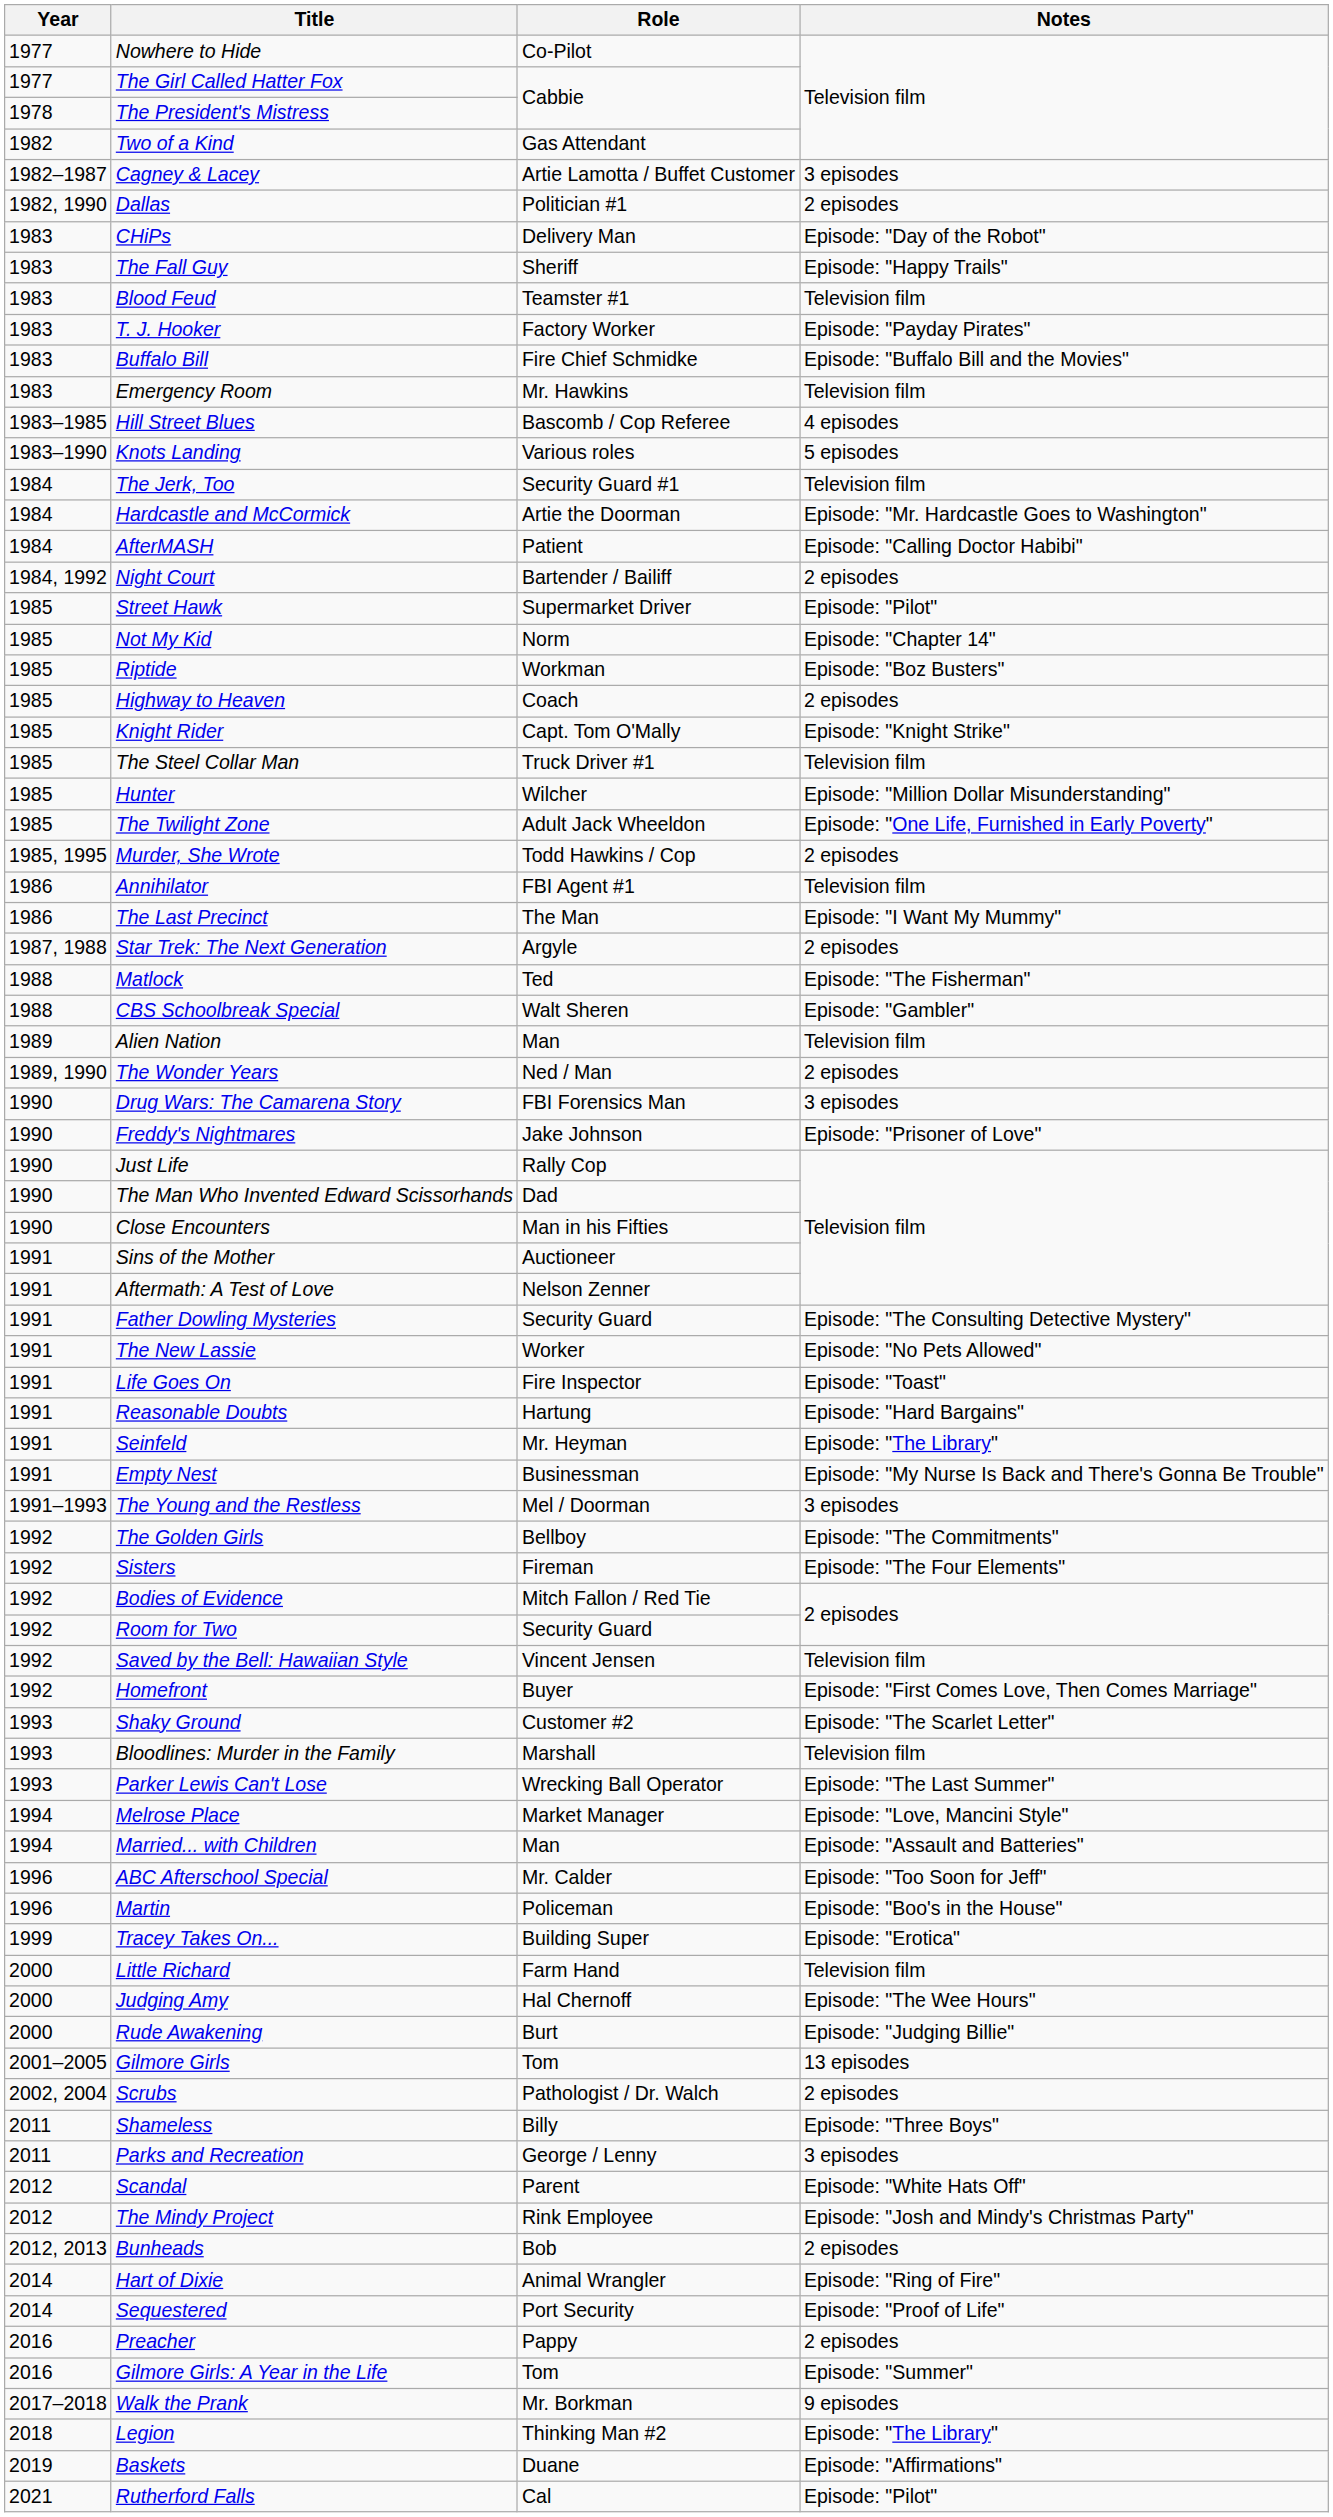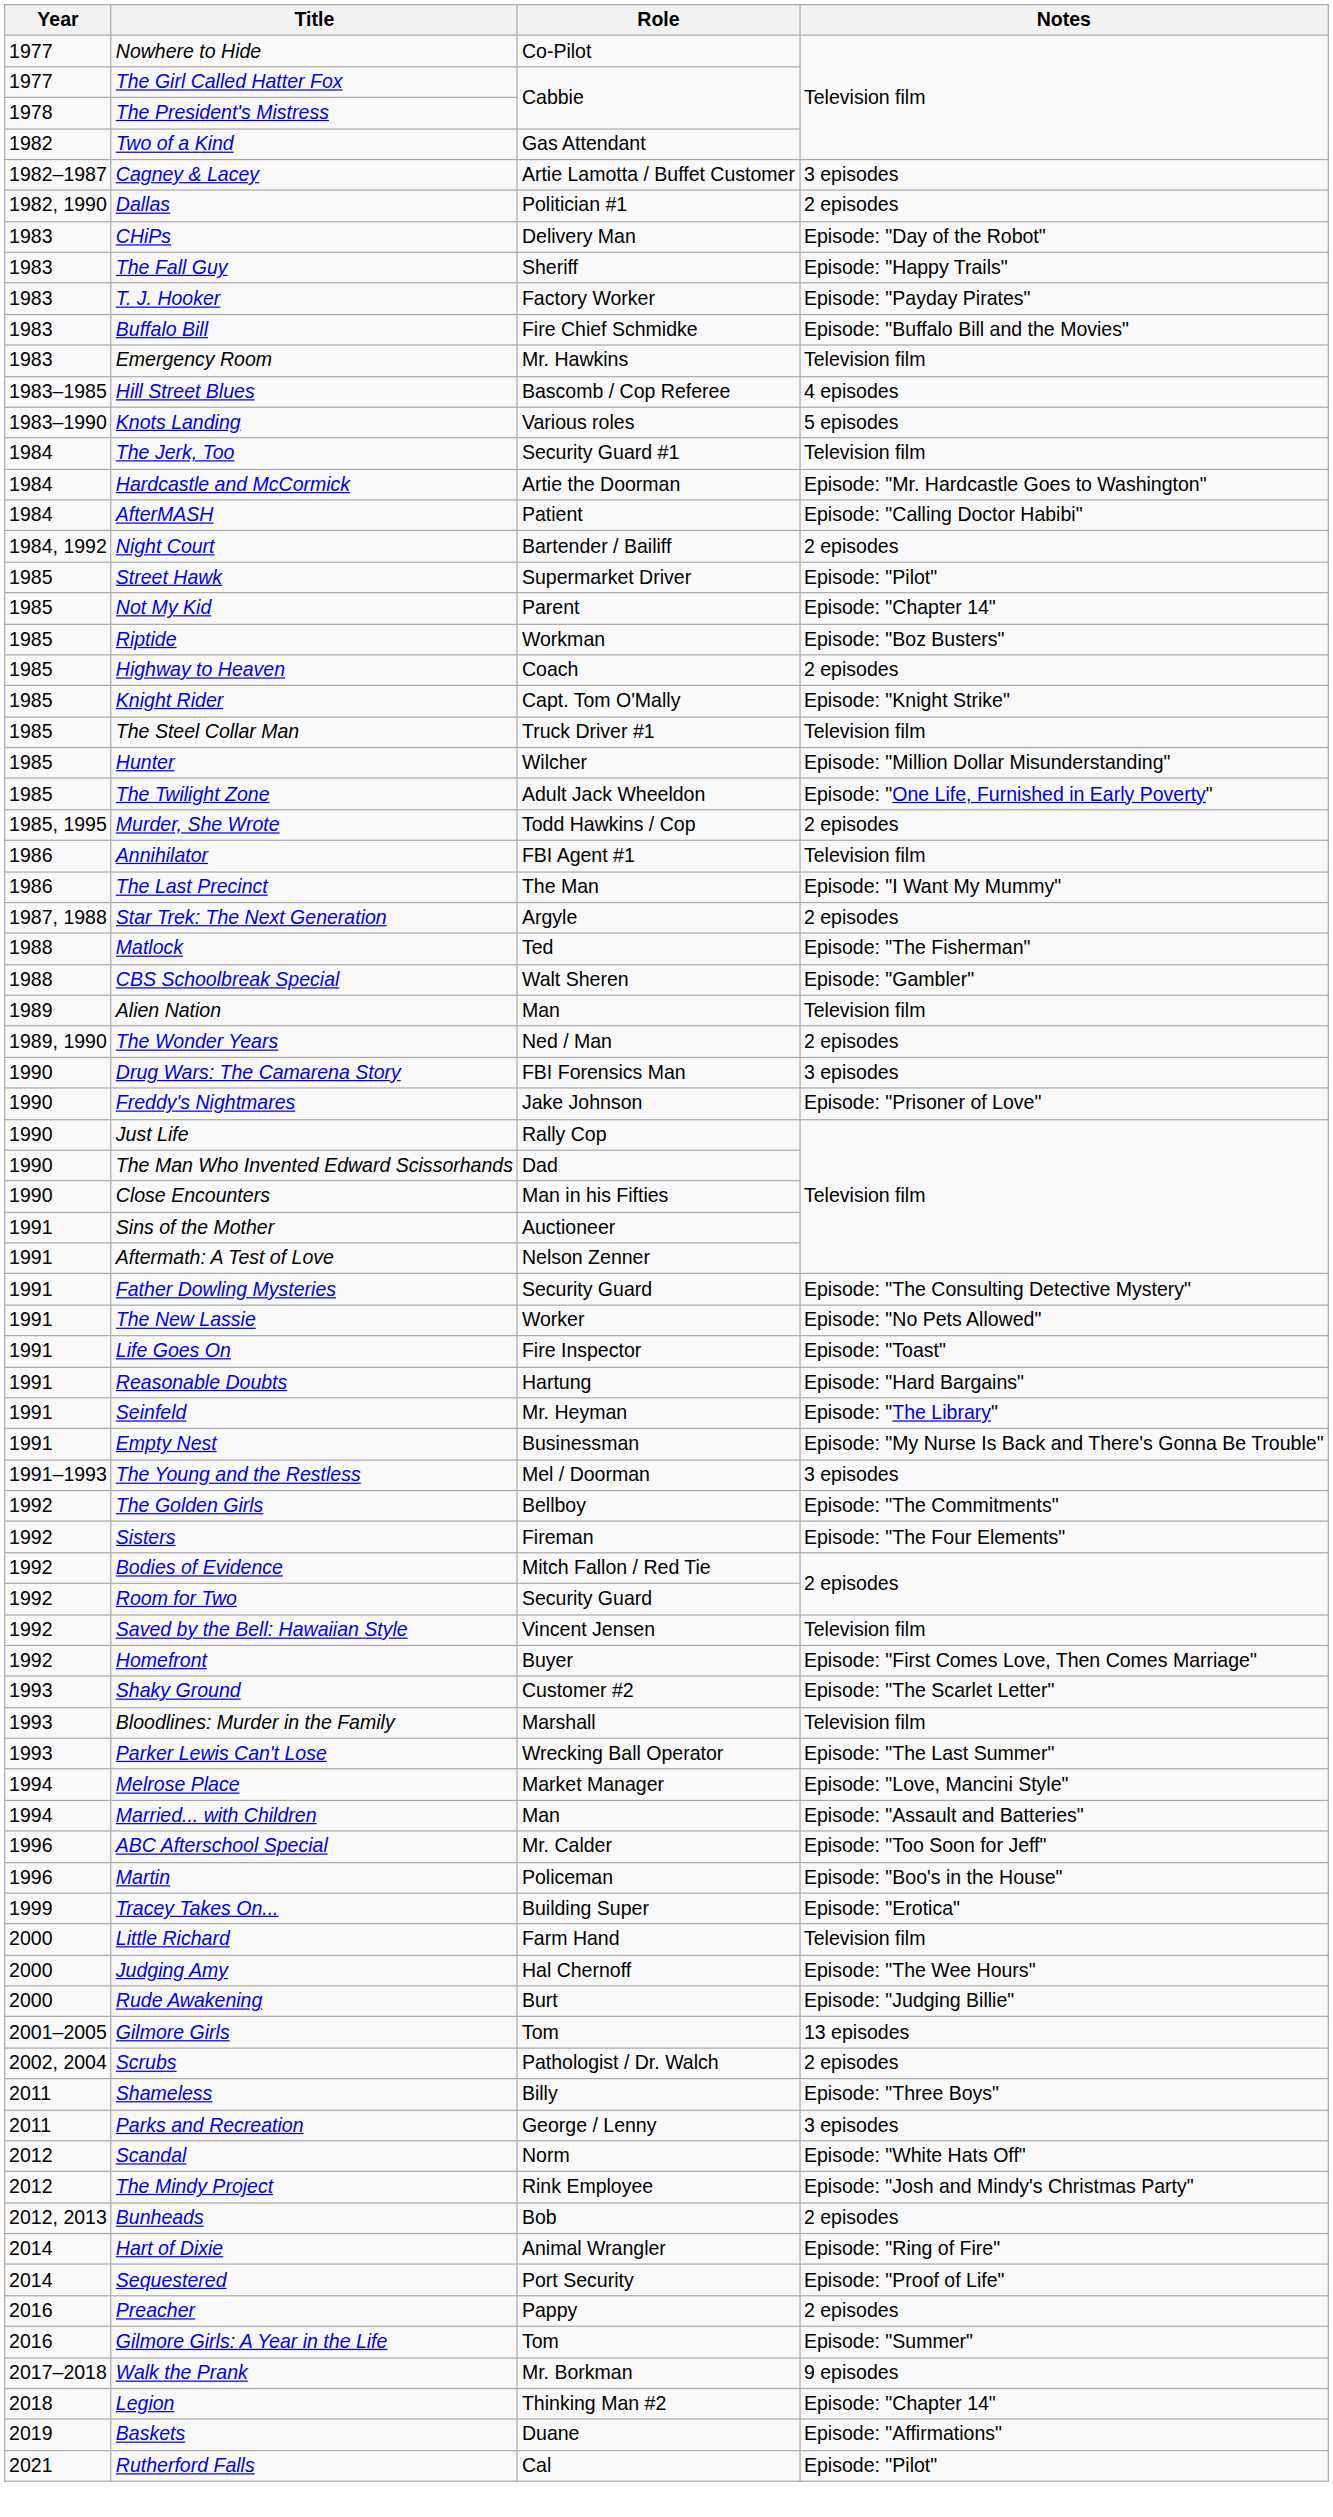- row: (166, 298)
(546, 639) Norm -> (551, 608) Parent
(551, 2187) Parent -> (546, 2156) Norm
(901, 2434) Episode: "The Library" -> (900, 2403) Episode: "Chapter 14"
